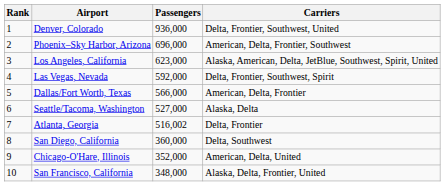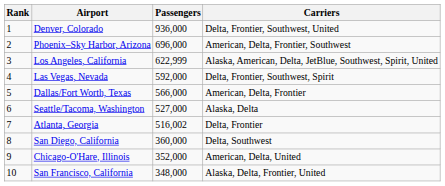(171, 60) 623,000 -> (171, 60) 622,999
